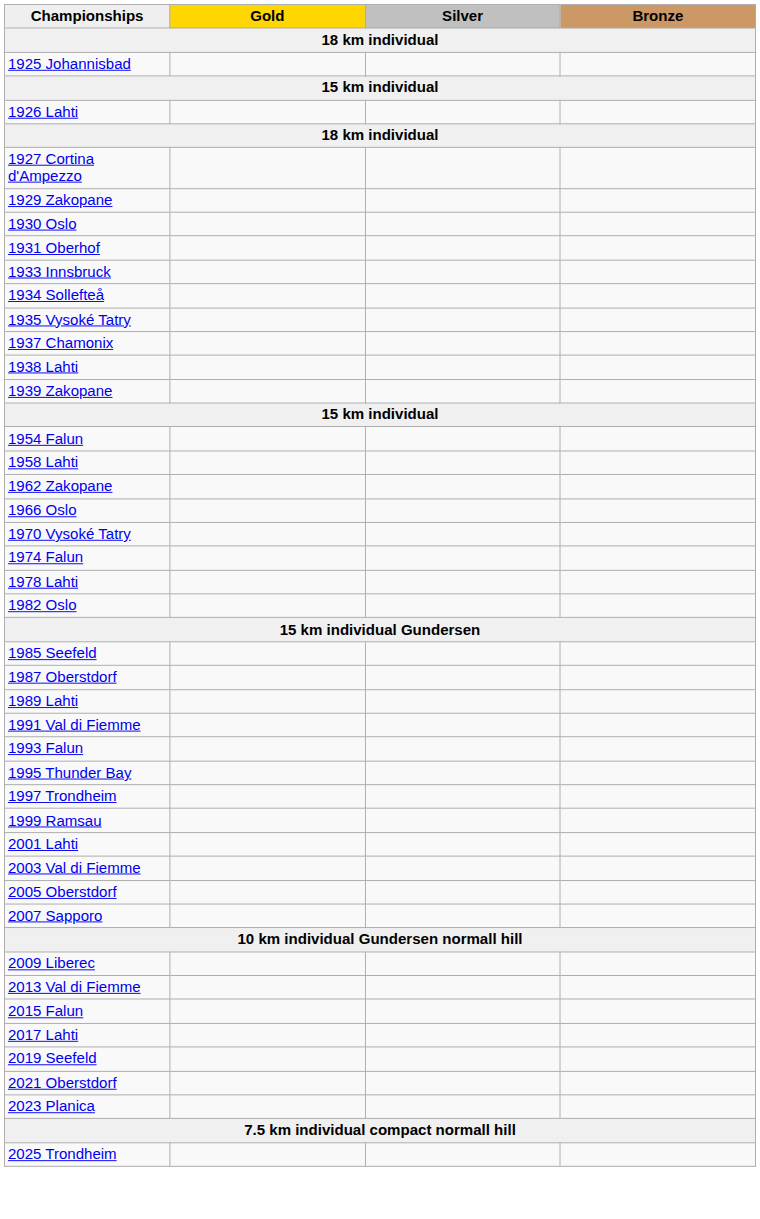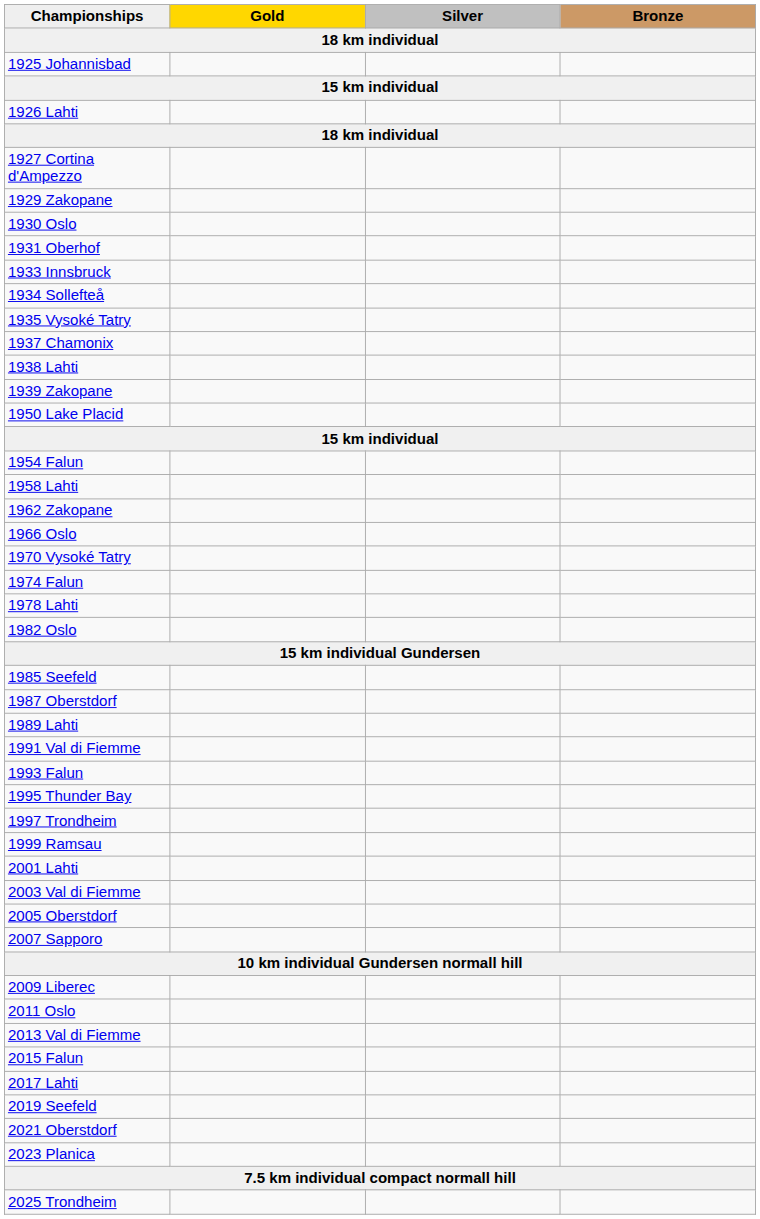+ row: (66, 414)
+ row: (42, 1011)
